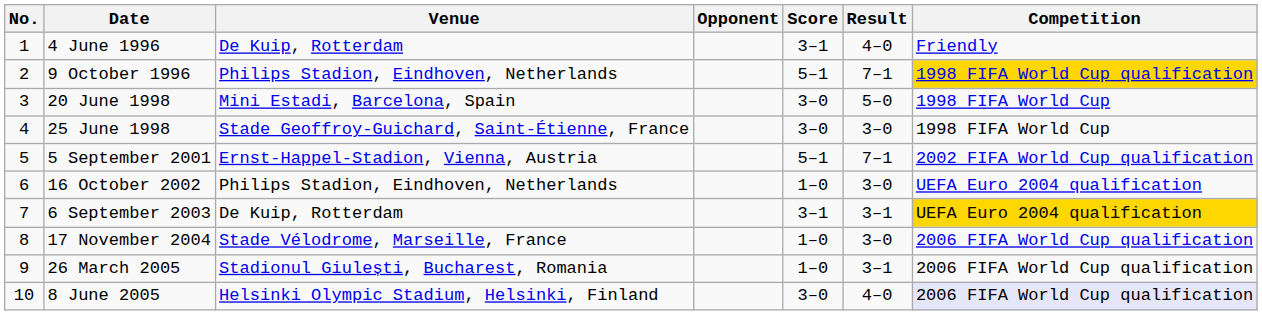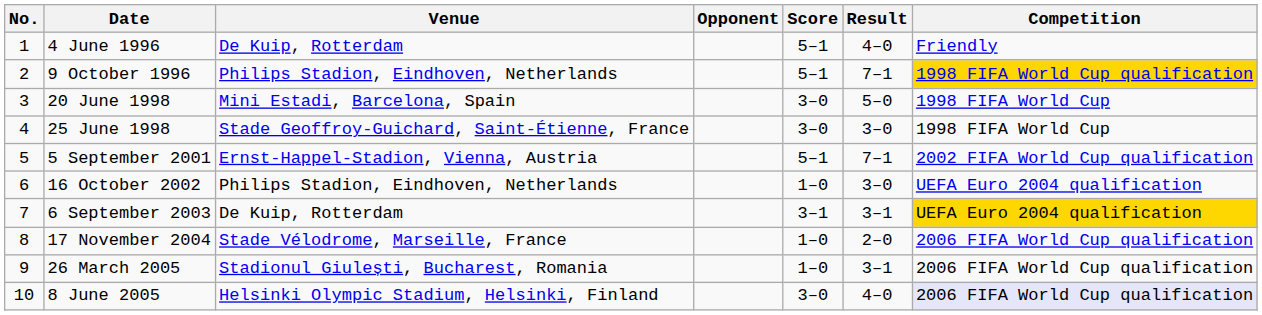(813, 46) 3–1 -> (813, 46) 5–1
(877, 241) 3–0 -> (877, 241) 2–0
